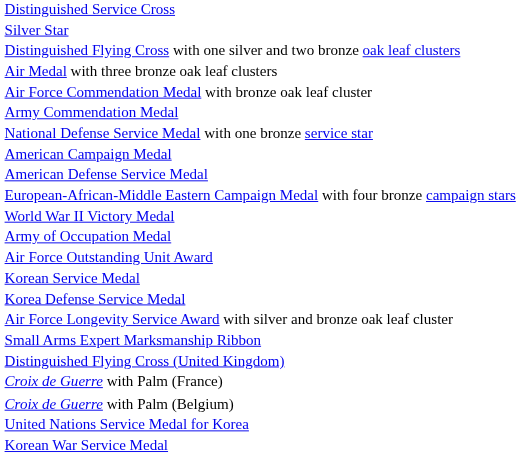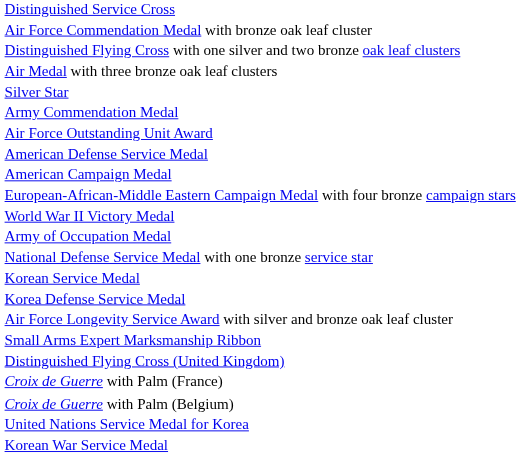rows swapped: (37, 29) <-> (188, 92)
rows swapped: (109, 257) <-> (189, 133)
rows swapped: (106, 174) <-> (88, 154)
